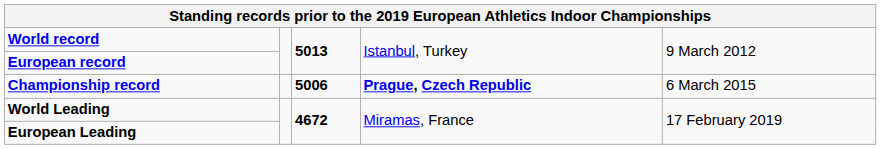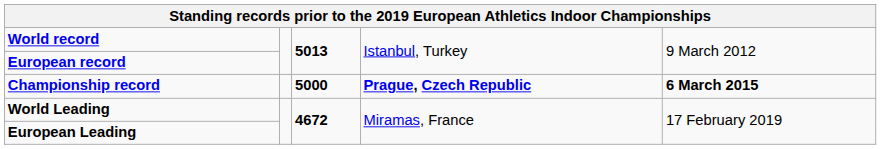(311, 86) 5006 -> (311, 86) 5000
(711, 86) normal -> (712, 86) bold
